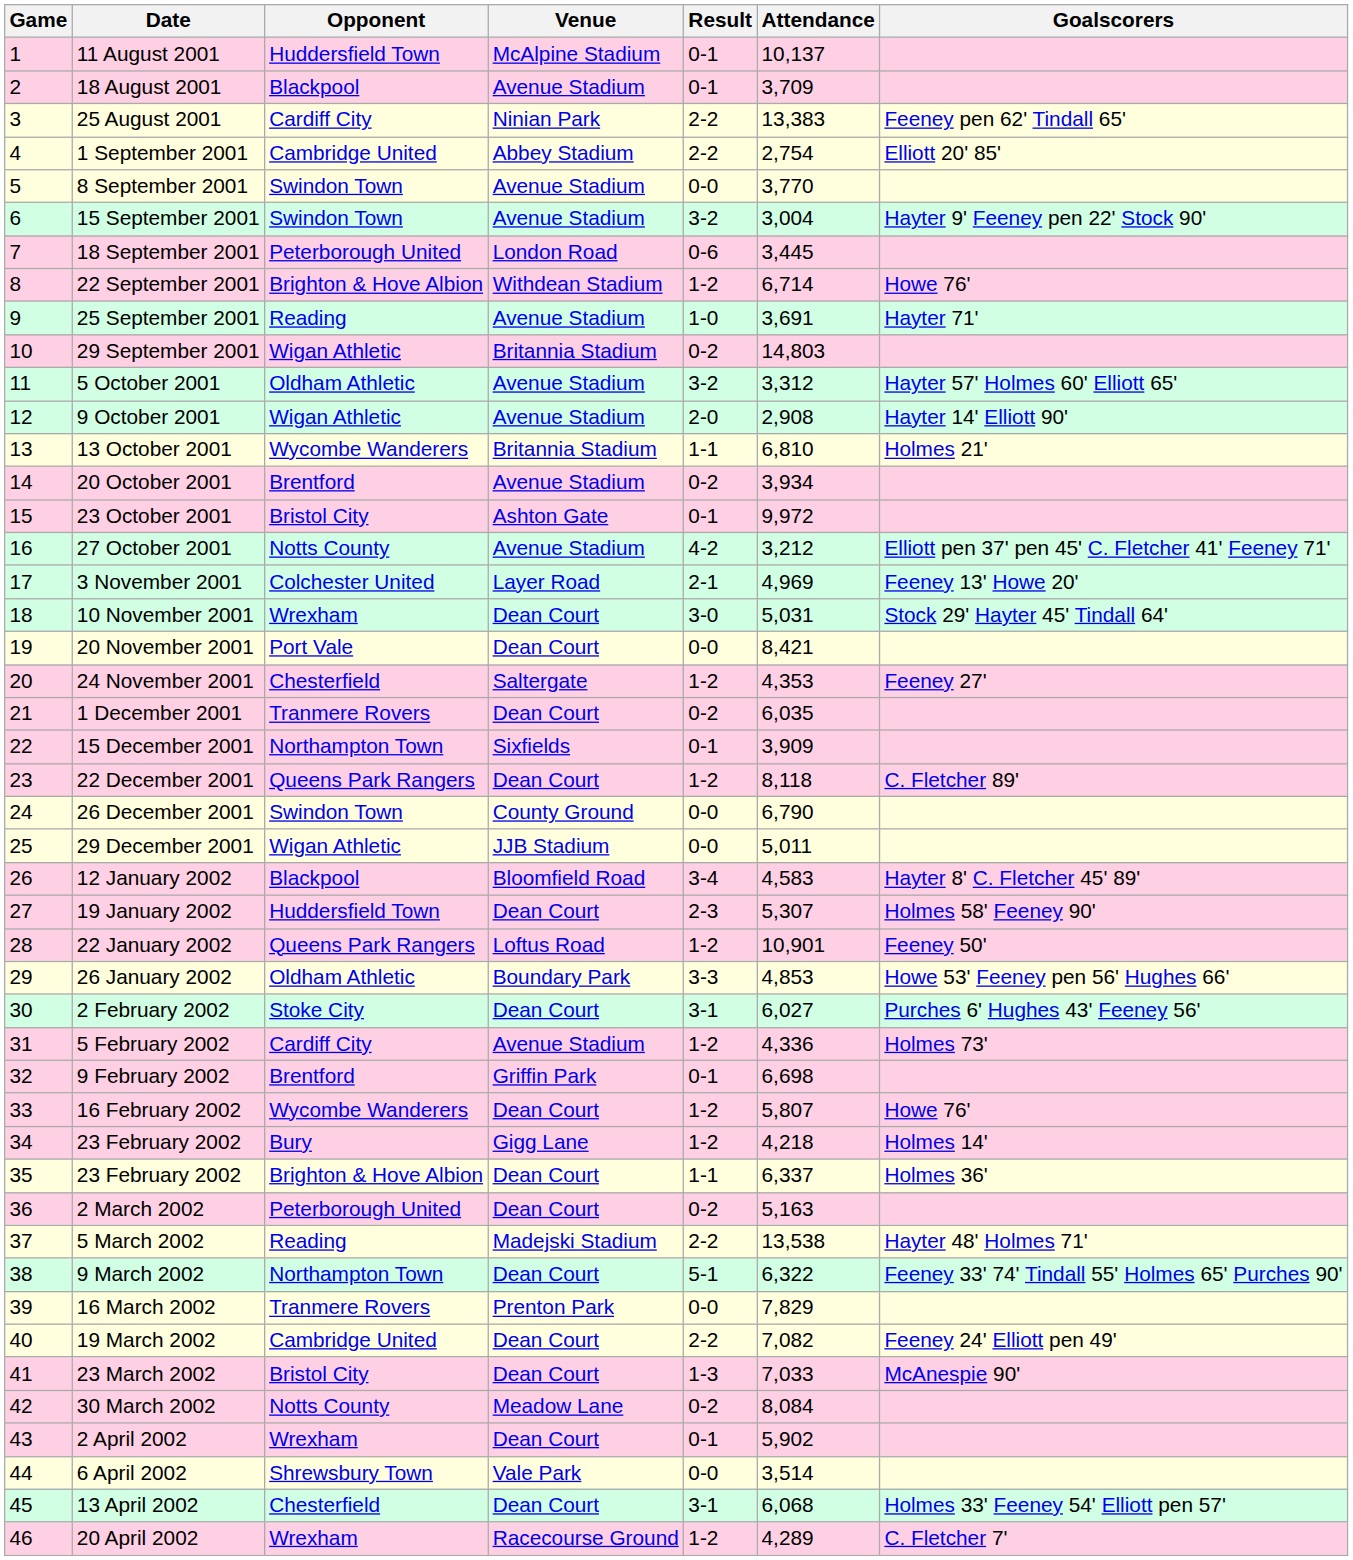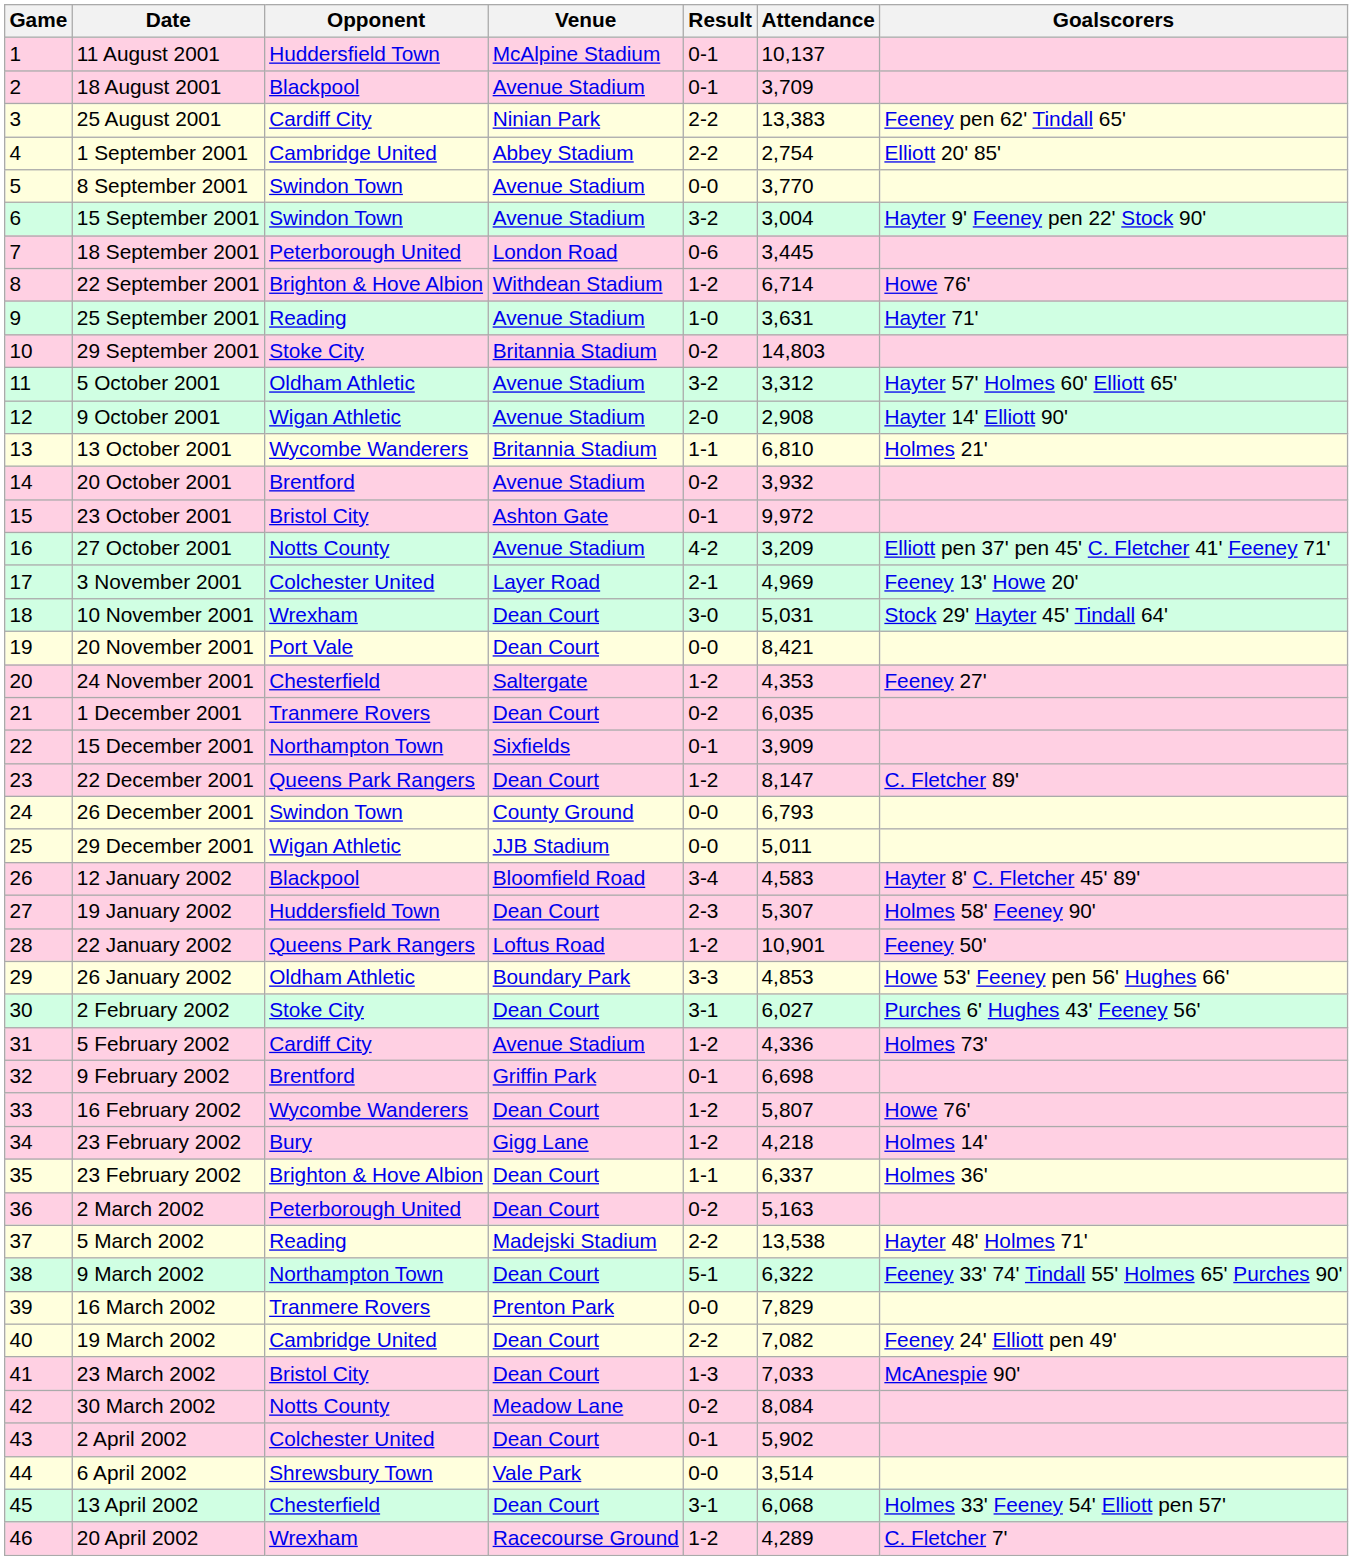(788, 317) 3,691 -> (788, 317) 3,631
(335, 350) Wigan Athletic -> (317, 350) Stoke City
(788, 482) 3,934 -> (788, 482) 3,932
(788, 548) 3,212 -> (788, 548) 3,209
(787, 779) 8,118 -> (788, 779) 8,147
(788, 812) 6,790 -> (788, 812) 6,793
(313, 1439) Wrexham -> (352, 1439) Colchester United
